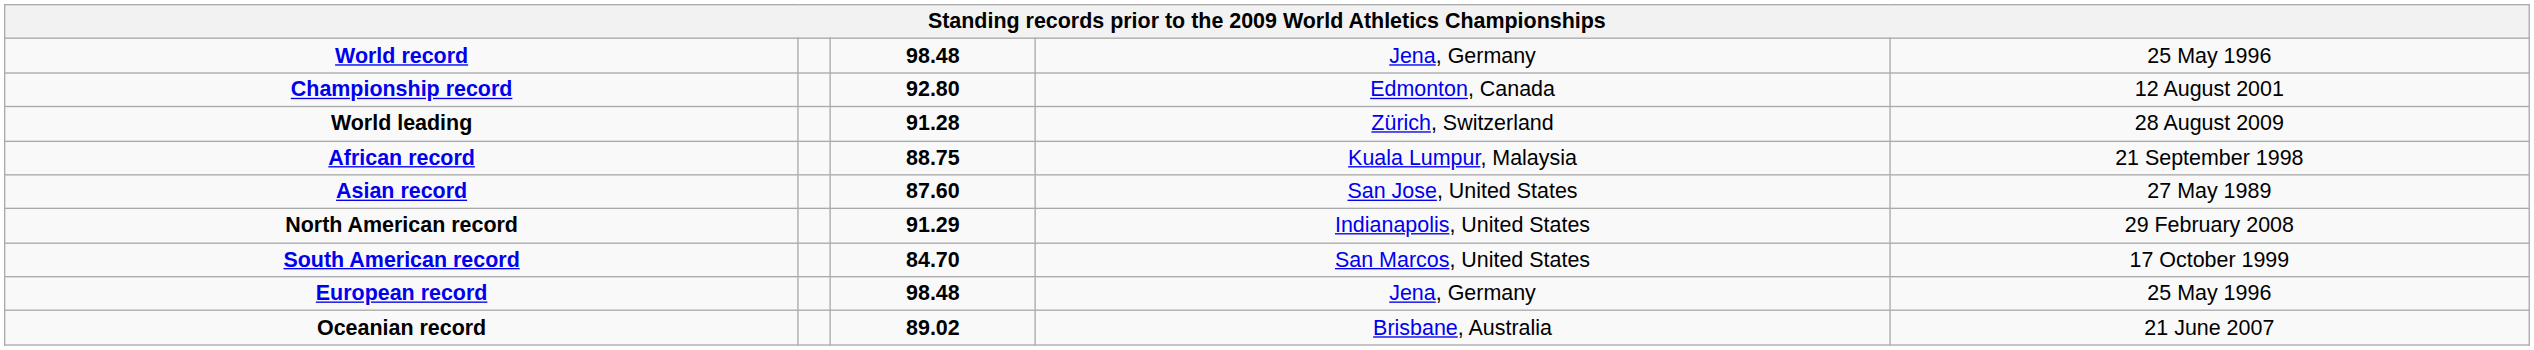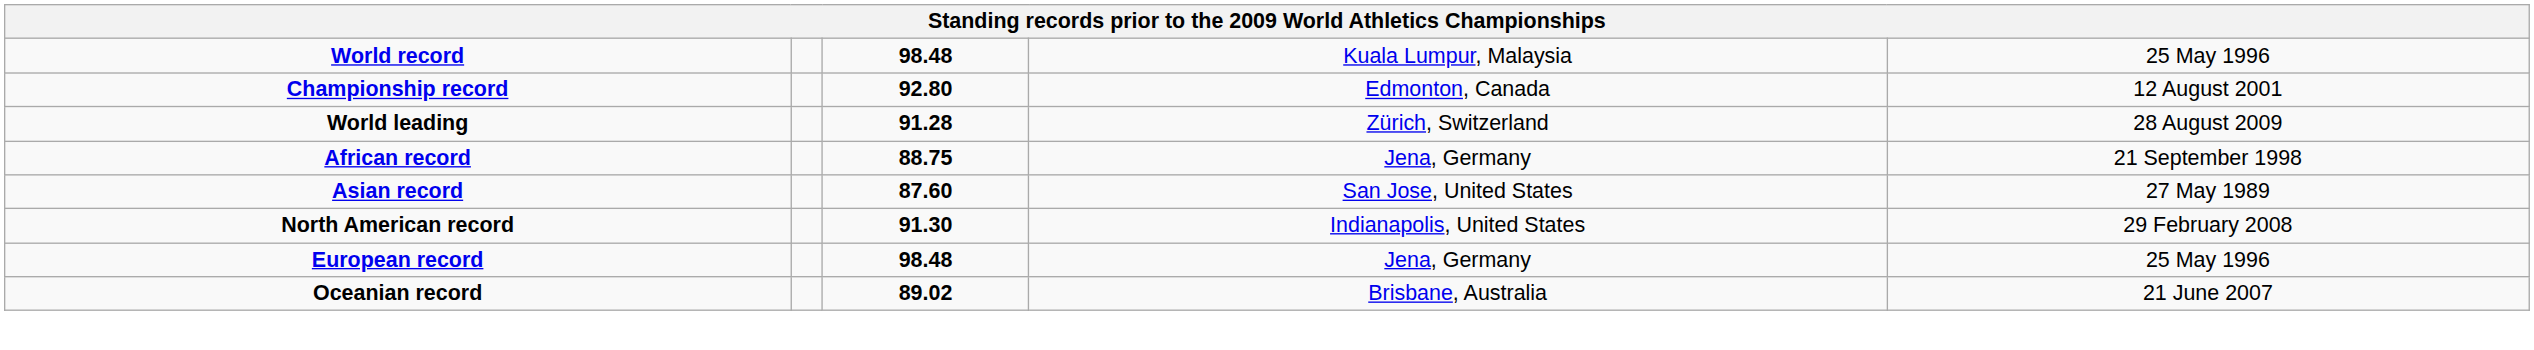(1463, 55) Jena, Germany -> (1458, 55) Kuala Lumpur, Malaysia
(1463, 157) Kuala Lumpur, Malaysia -> (1458, 157) Jena, Germany
(933, 225) 91.29 -> (926, 225) 91.30
- row: (402, 259)
